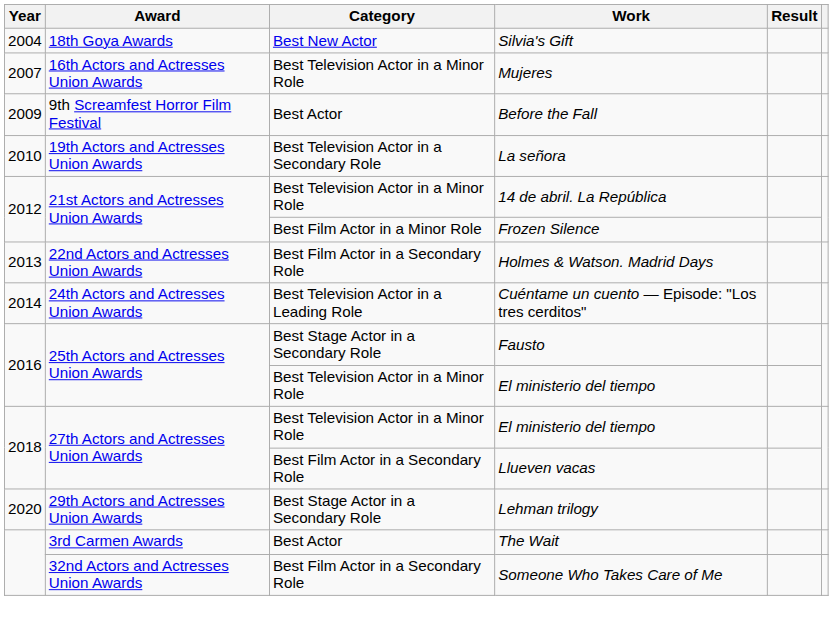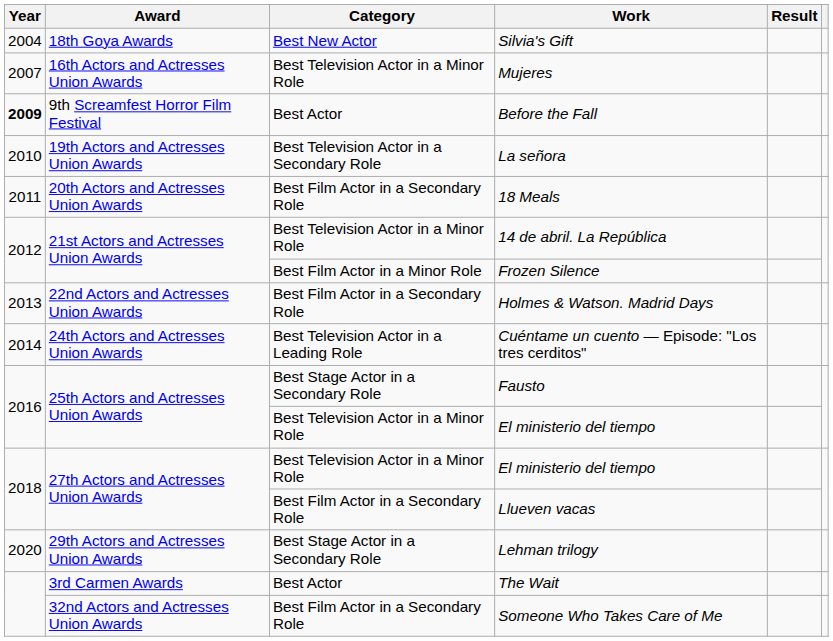(25, 114) normal -> (25, 114) bold
+ row: (137, 196)
